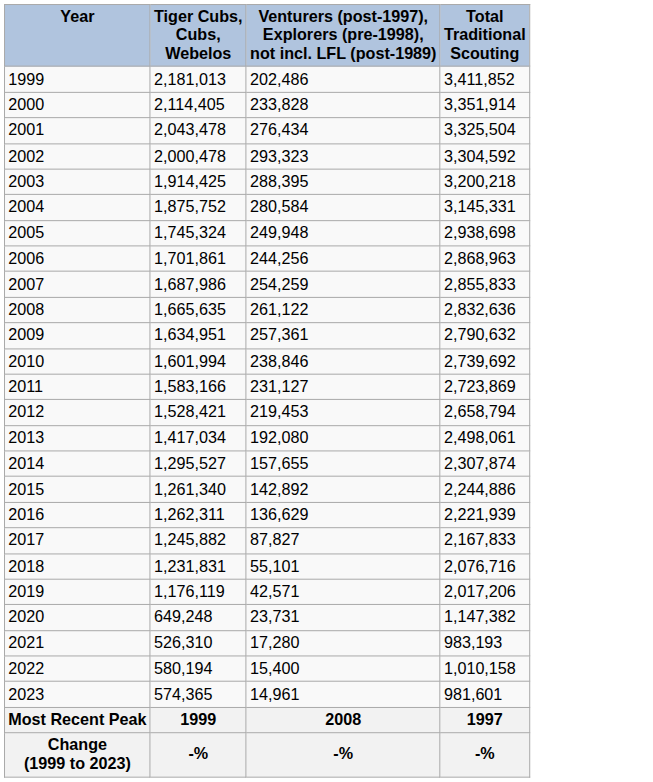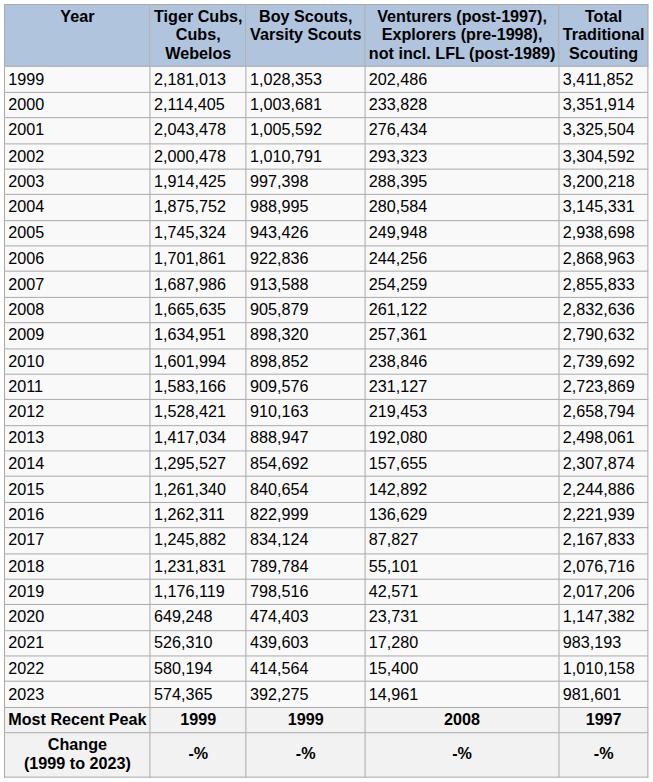+ column: (306, 26)
